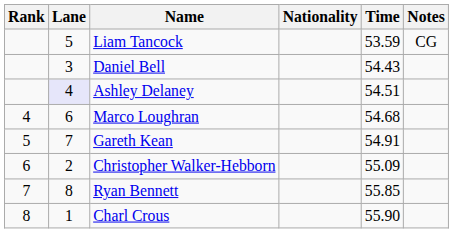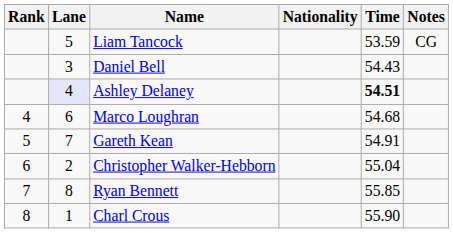(382, 91) normal -> (382, 91) bold
(382, 166) 55.09 -> (382, 166) 55.04
